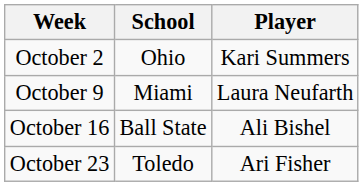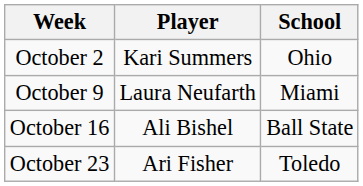columns swapped: (285, 22) <-> (163, 22)
